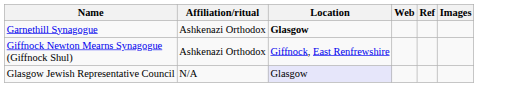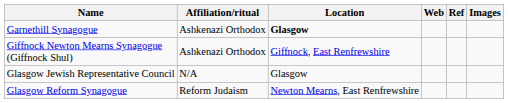(289, 73) lavender background -> (289, 73) no background
+ row: (67, 90)
